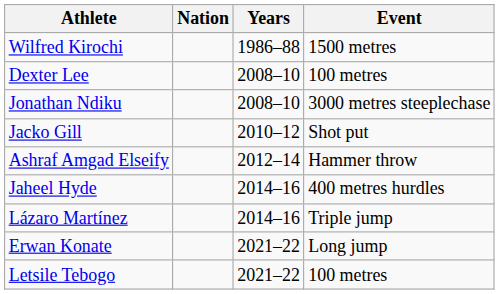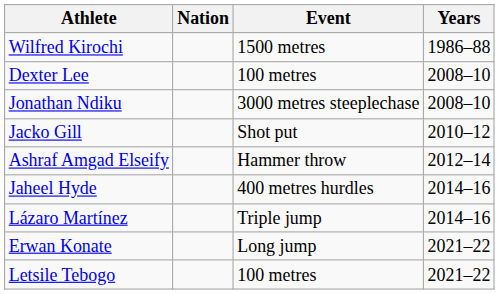columns swapped: (399, 18) <-> (269, 18)
